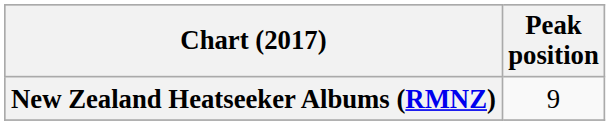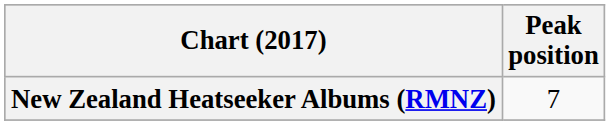(554, 98) 9 -> (554, 98) 7
